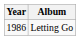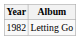(16, 27) 1986 -> (16, 27) 1982
